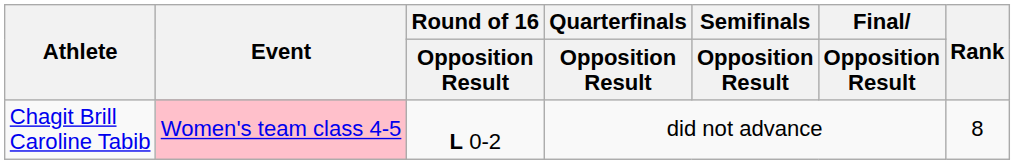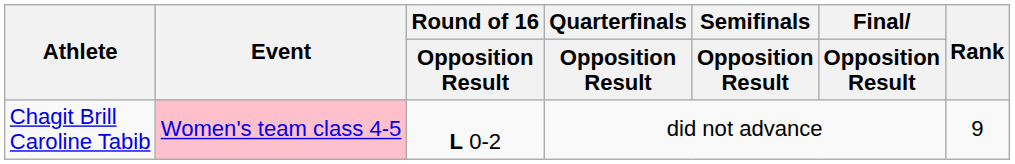(977, 129) 8 -> (977, 129) 9
